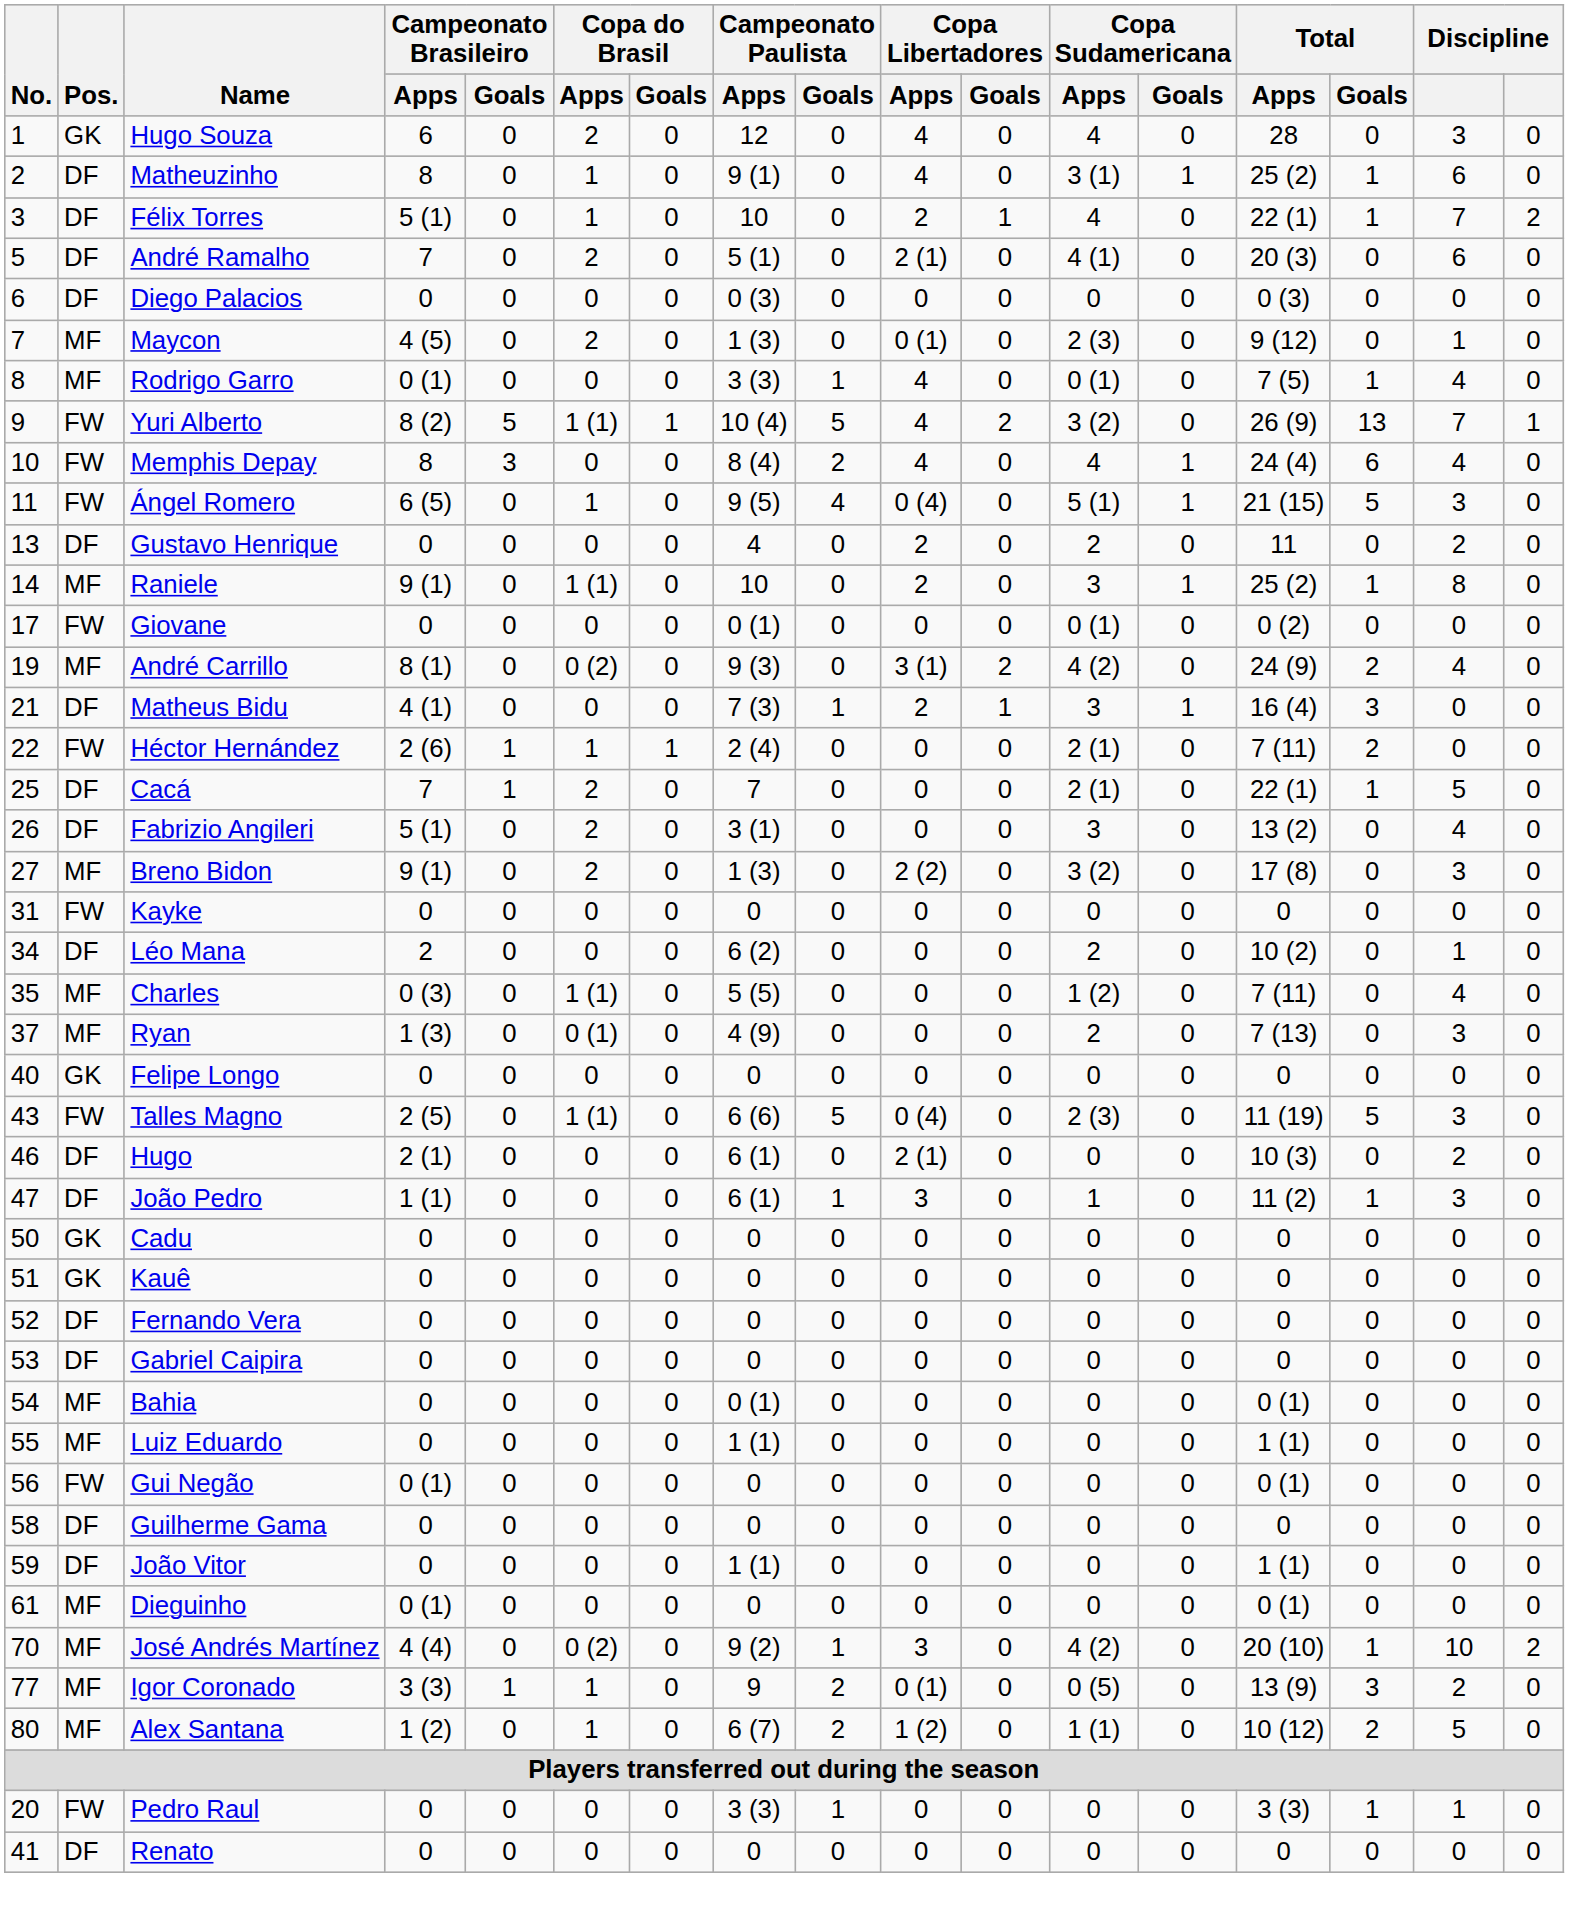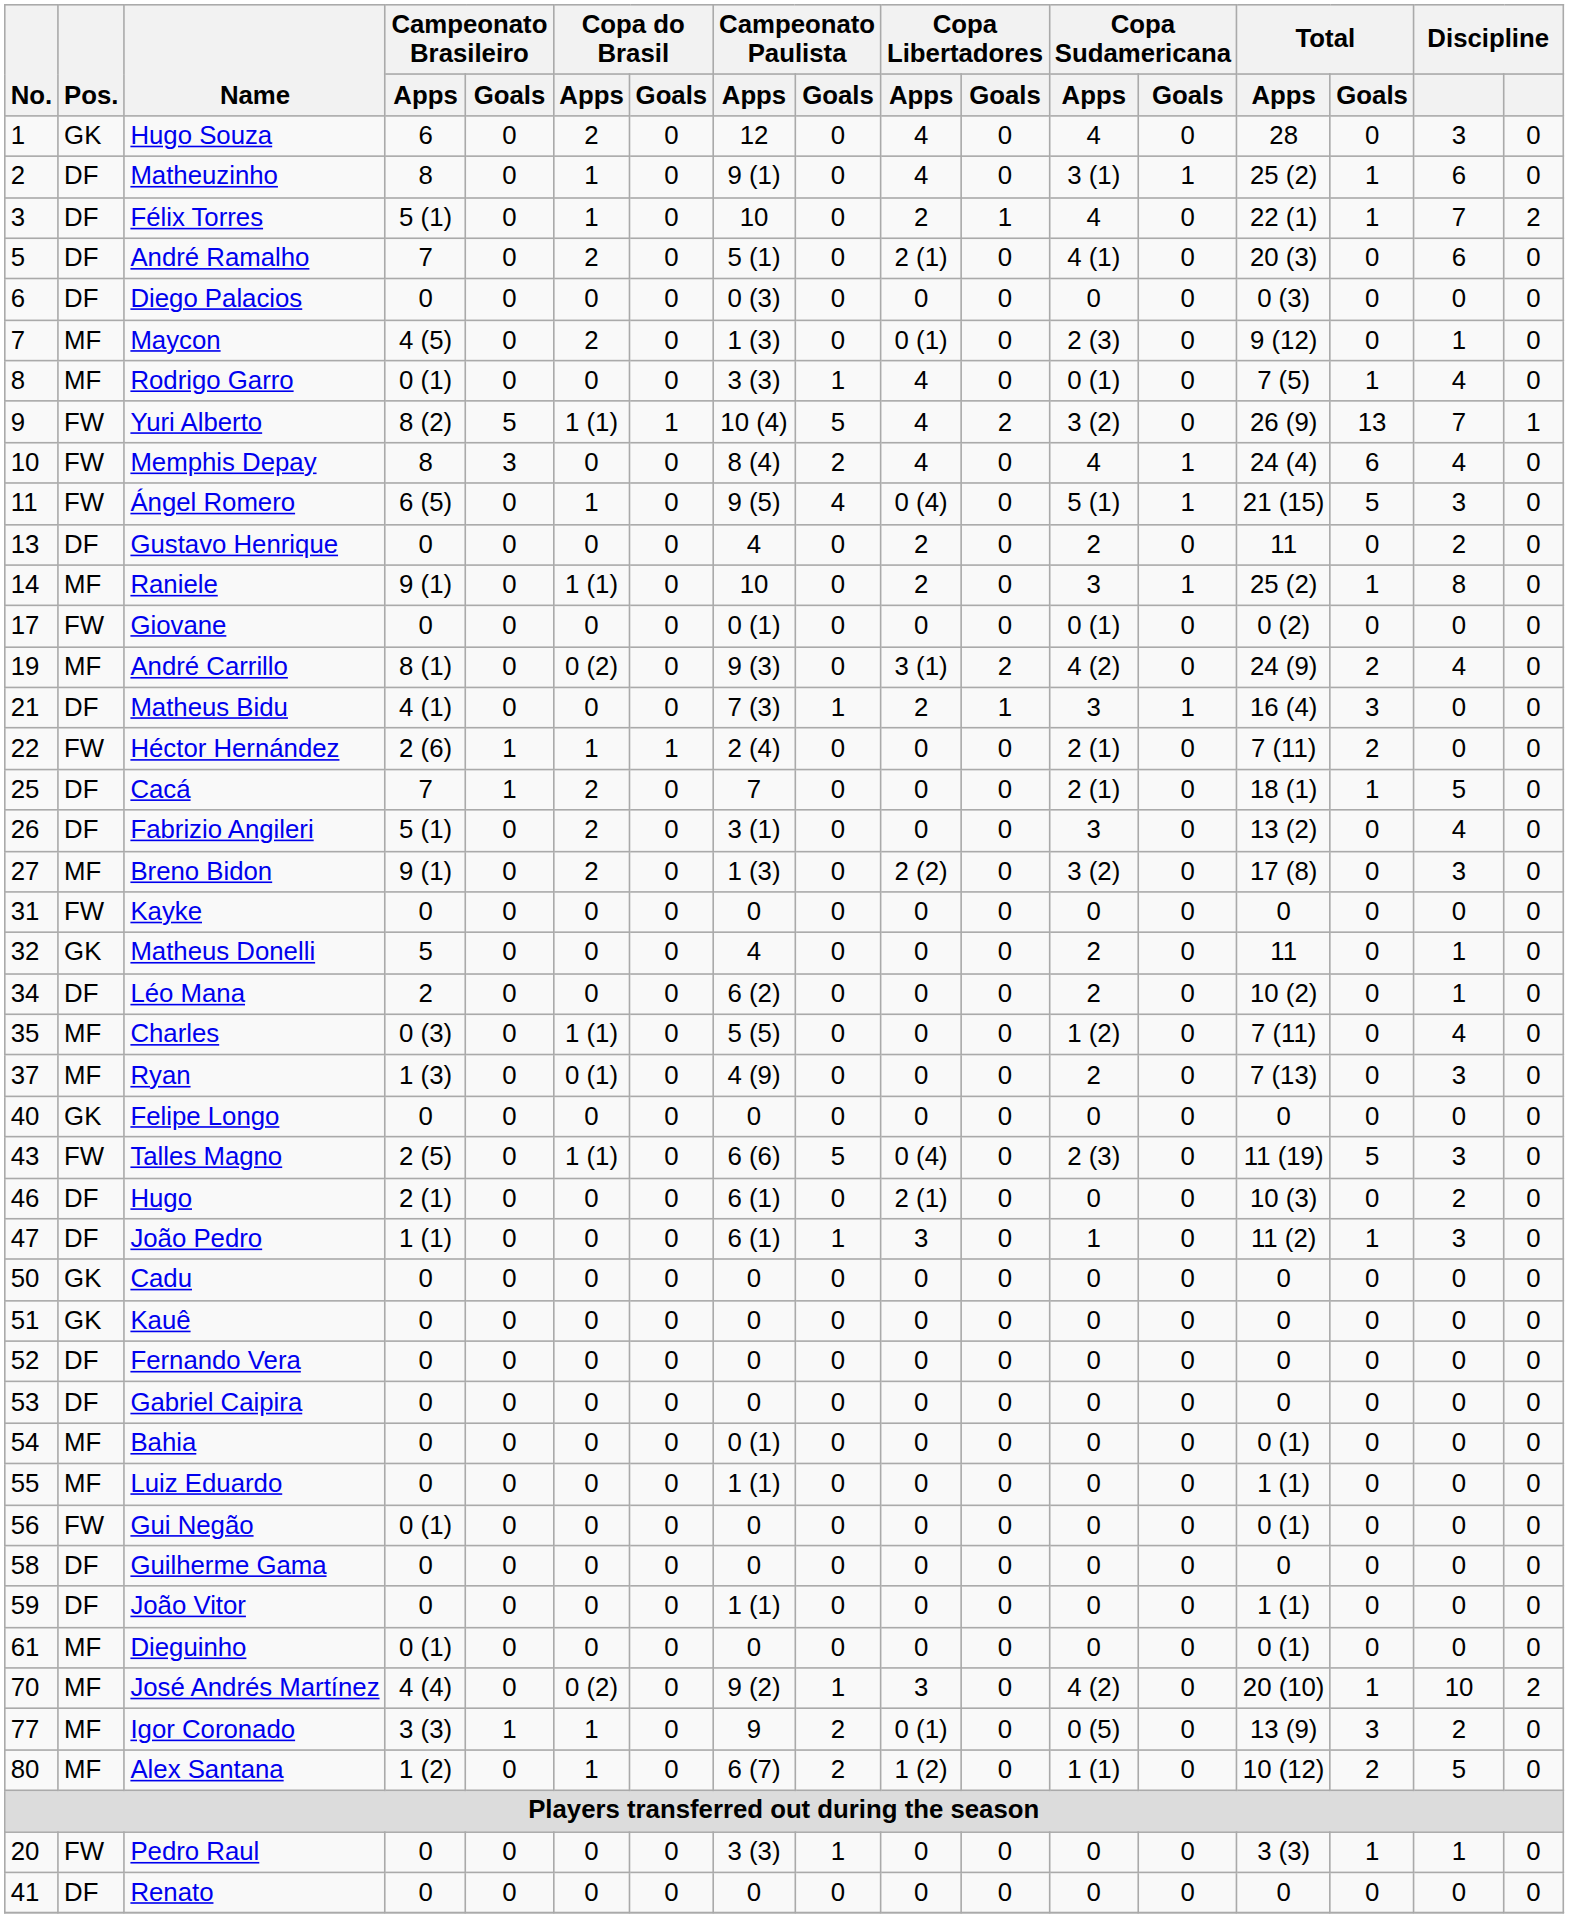(1284, 789) 22 (1) -> (1284, 789) 18 (1)
+ row: (223, 952)
